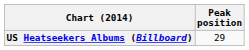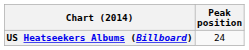(220, 38) 29 -> (220, 38) 24
